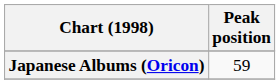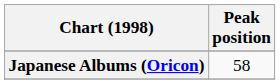(242, 65) 59 -> (242, 65) 58
